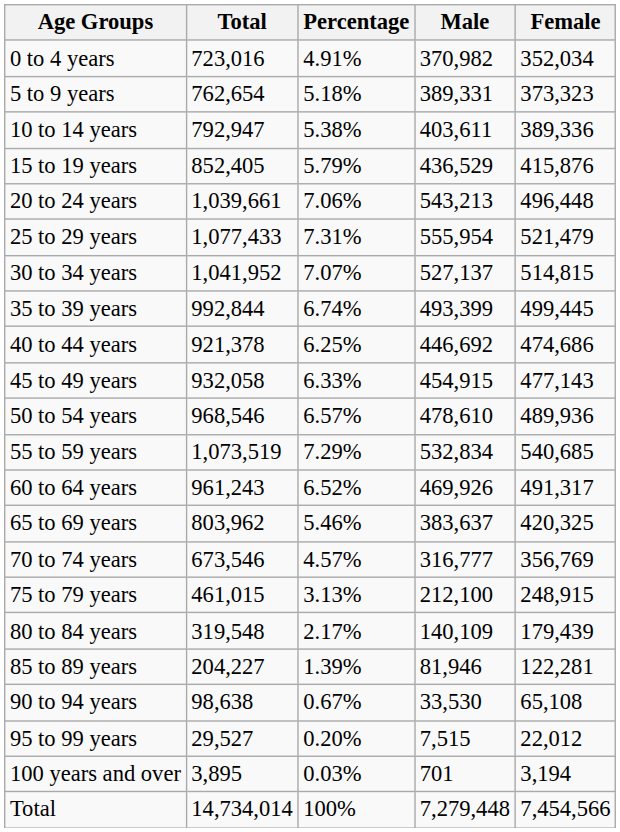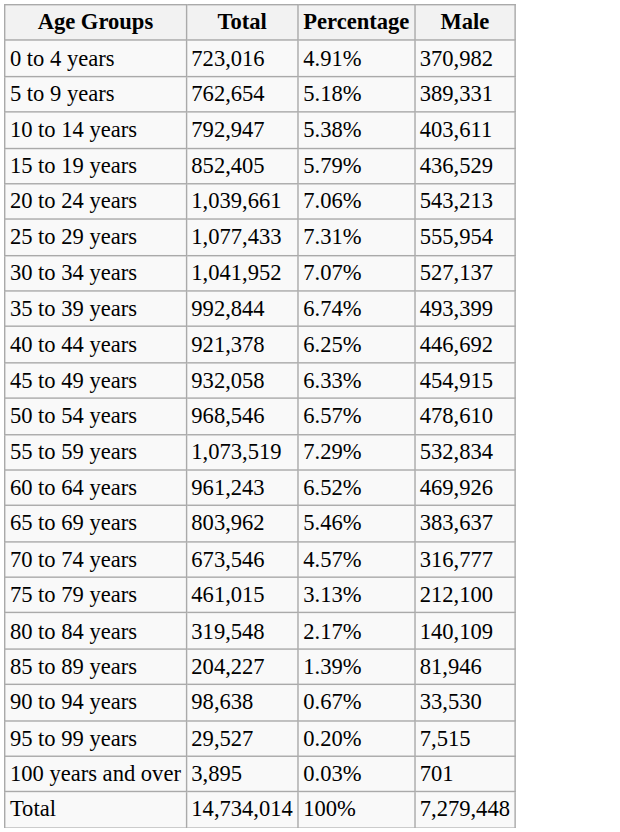- column: (565, 22)
